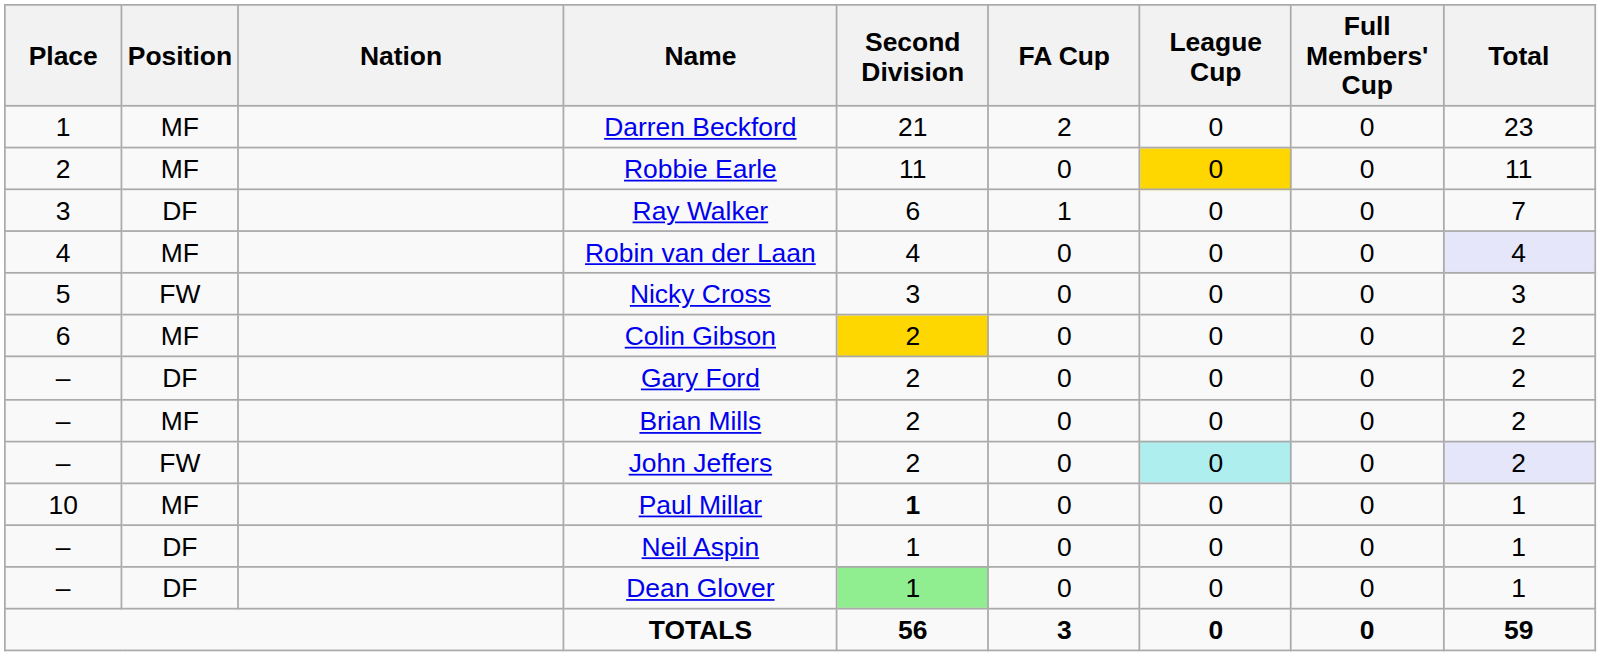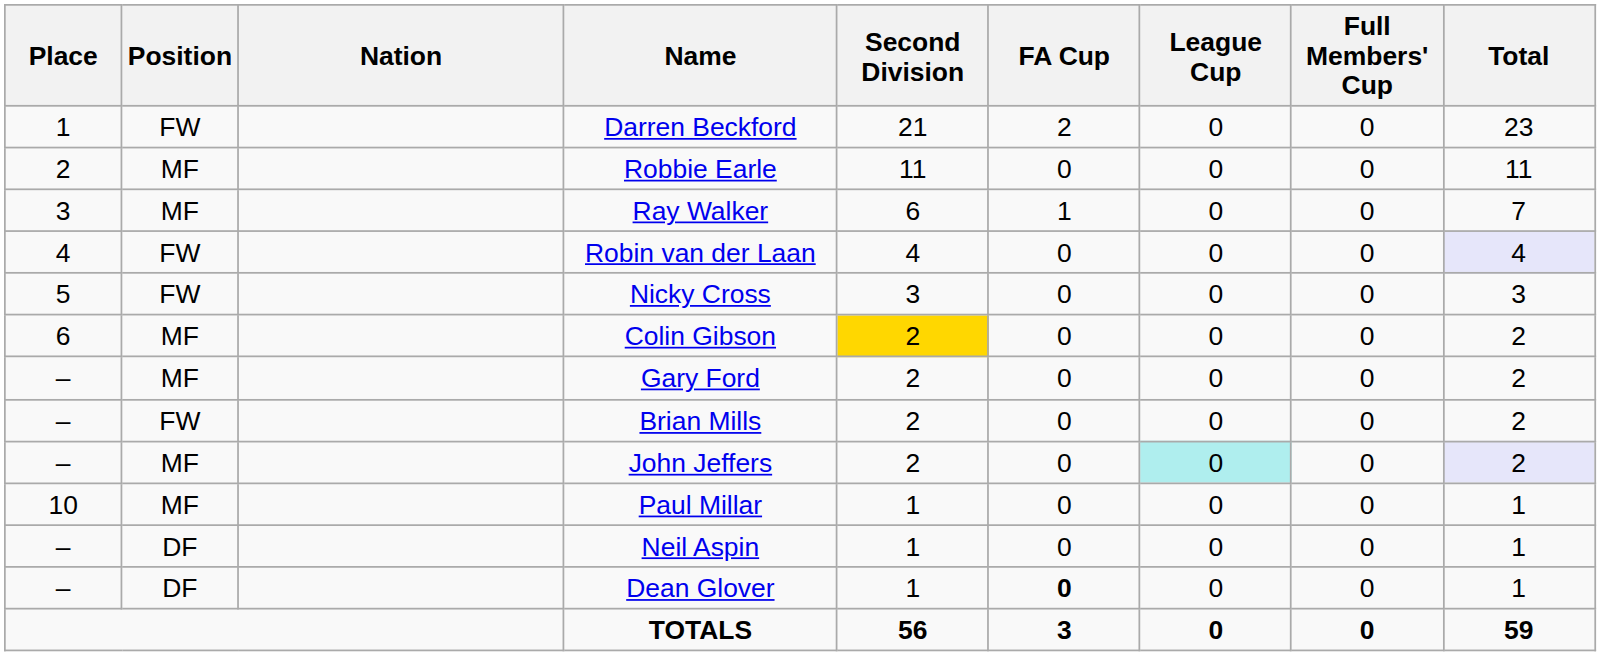(180, 127) MF -> (180, 127) FW
(1216, 169) gold background -> (1216, 169) no background
(180, 211) DF -> (180, 211) MF
(180, 253) MF -> (180, 253) FW
(180, 378) DF -> (180, 378) MF
(180, 420) MF -> (180, 420) FW
(180, 462) FW -> (180, 462) MF
(913, 504) bold -> (913, 504) normal
(913, 588) lightgreen background -> (913, 588) no background
(1064, 588) normal -> (1064, 588) bold
